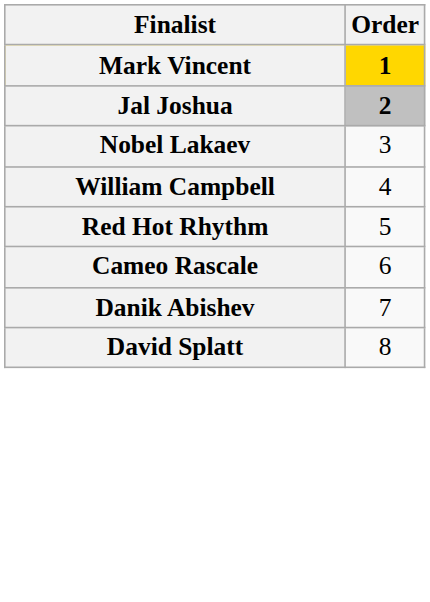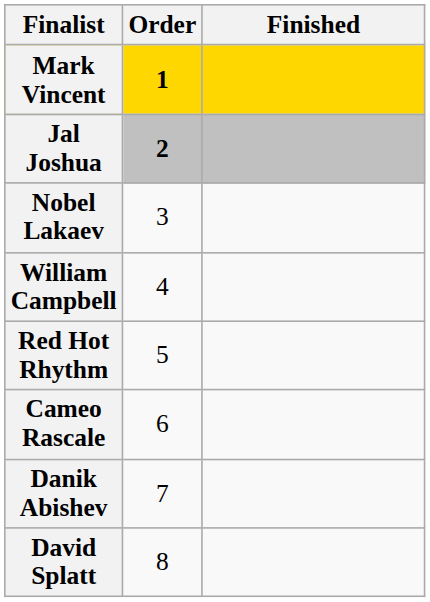+ column: (313, 24)
